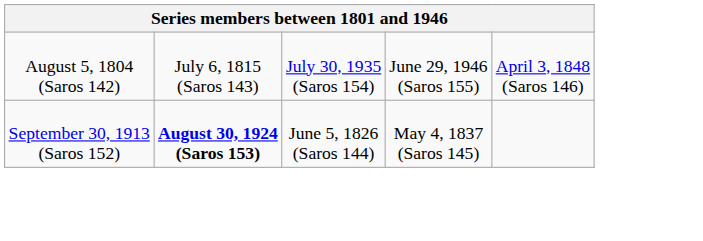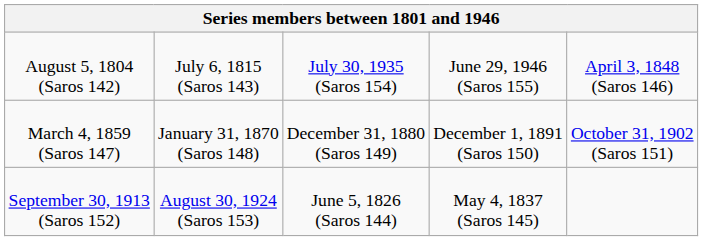+ row: (79, 143)
(218, 143) bold -> (218, 211) normal
